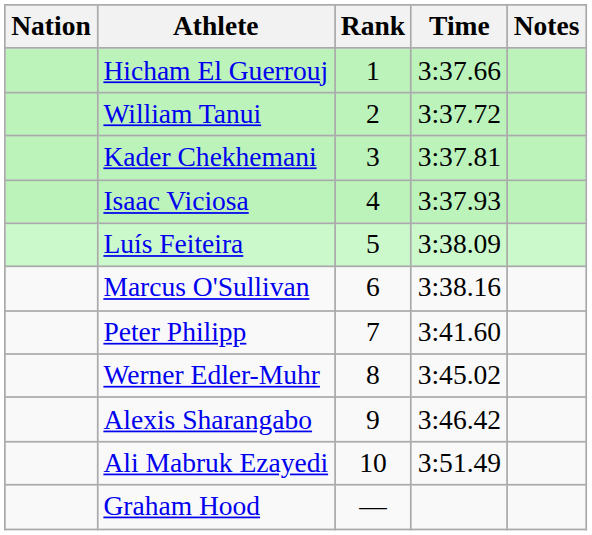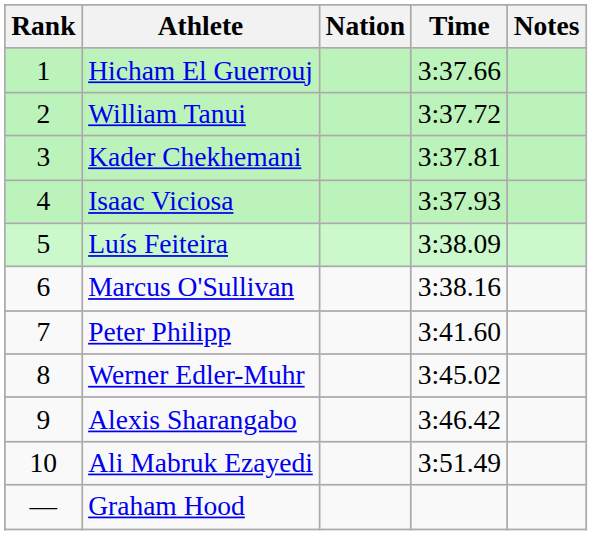columns swapped: (373, 26) <-> (51, 26)
